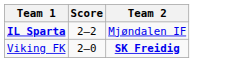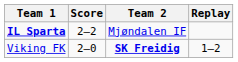+ column: (211, 13)
